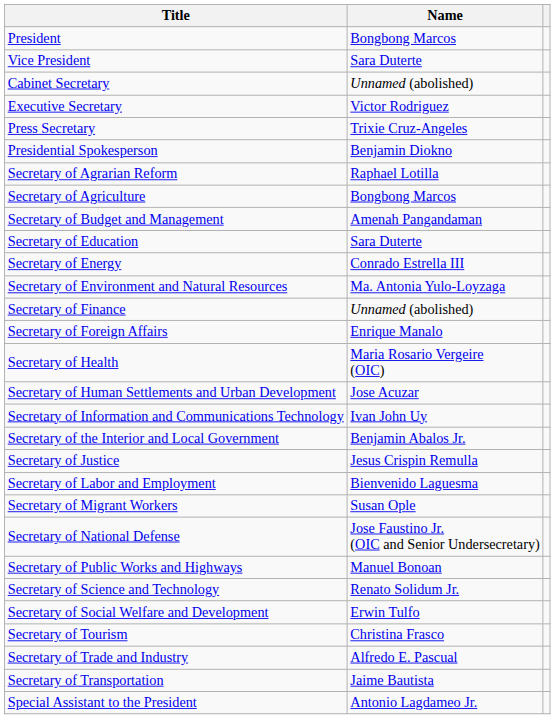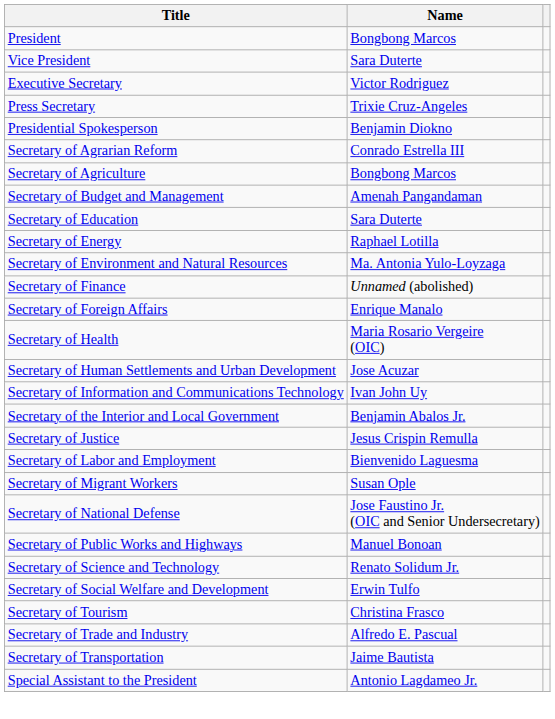- row: (59, 83)
(394, 173) Raphael Lotilla -> (407, 151) Conrado Estrella III
(407, 264) Conrado Estrella III -> (394, 241) Raphael Lotilla
